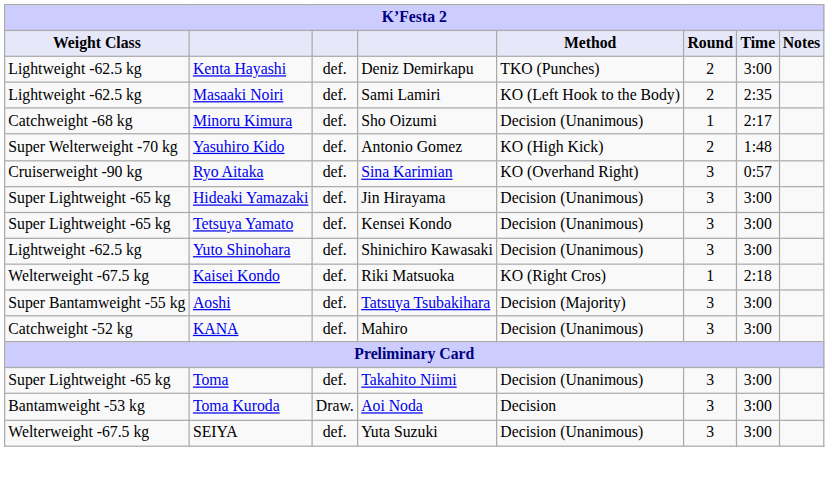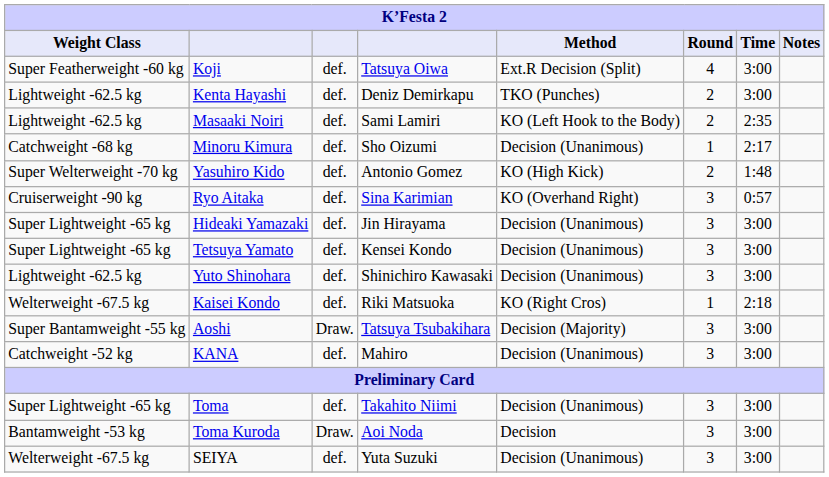+ row: (207, 69)
(335, 302) def. -> (335, 328) Draw.
